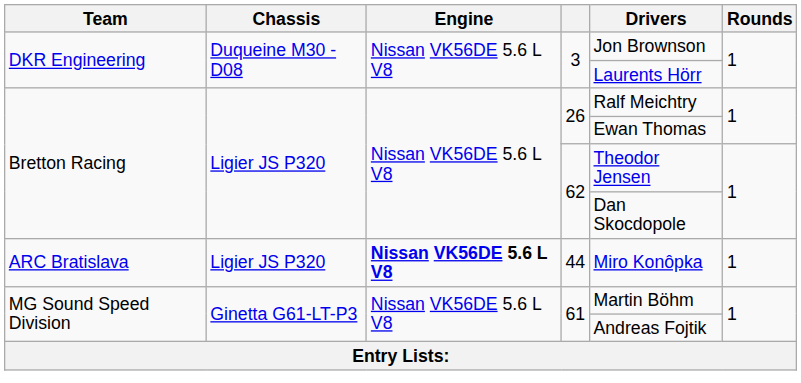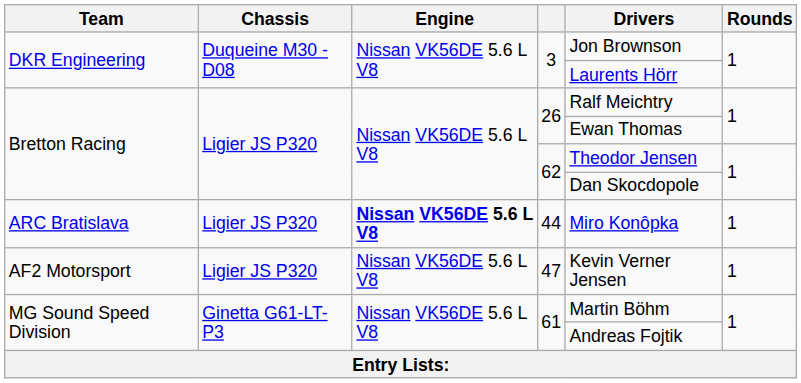+ row: (70, 270)
